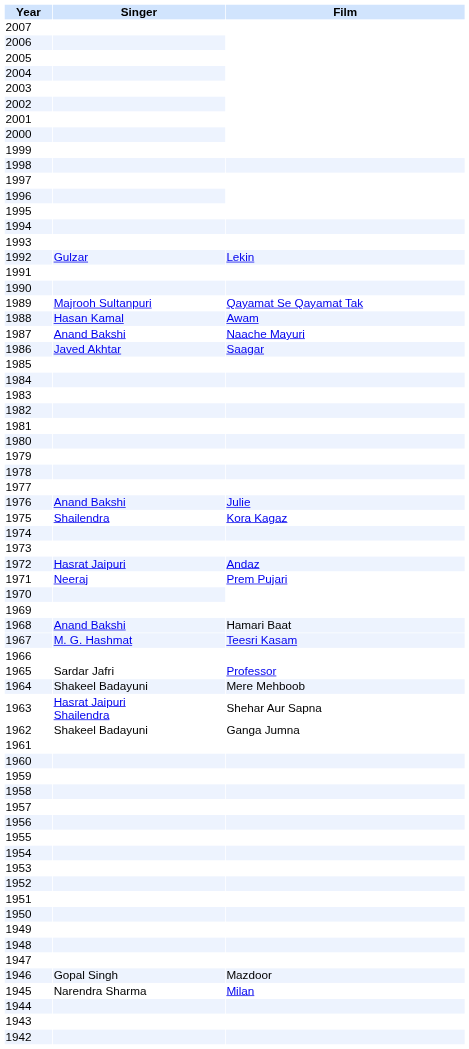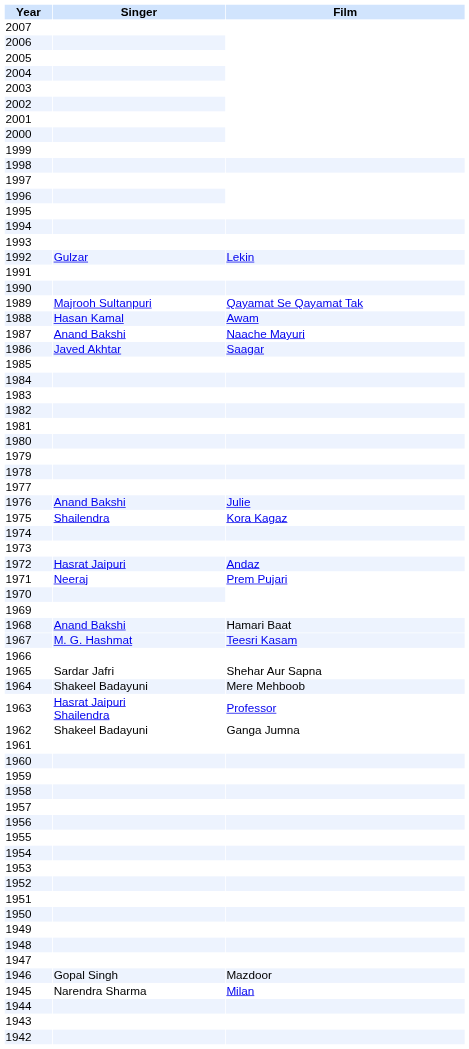(251, 671) Professor -> (274, 671) Shehar Aur Sapna
(274, 708) Shehar Aur Sapna -> (251, 708) Professor
